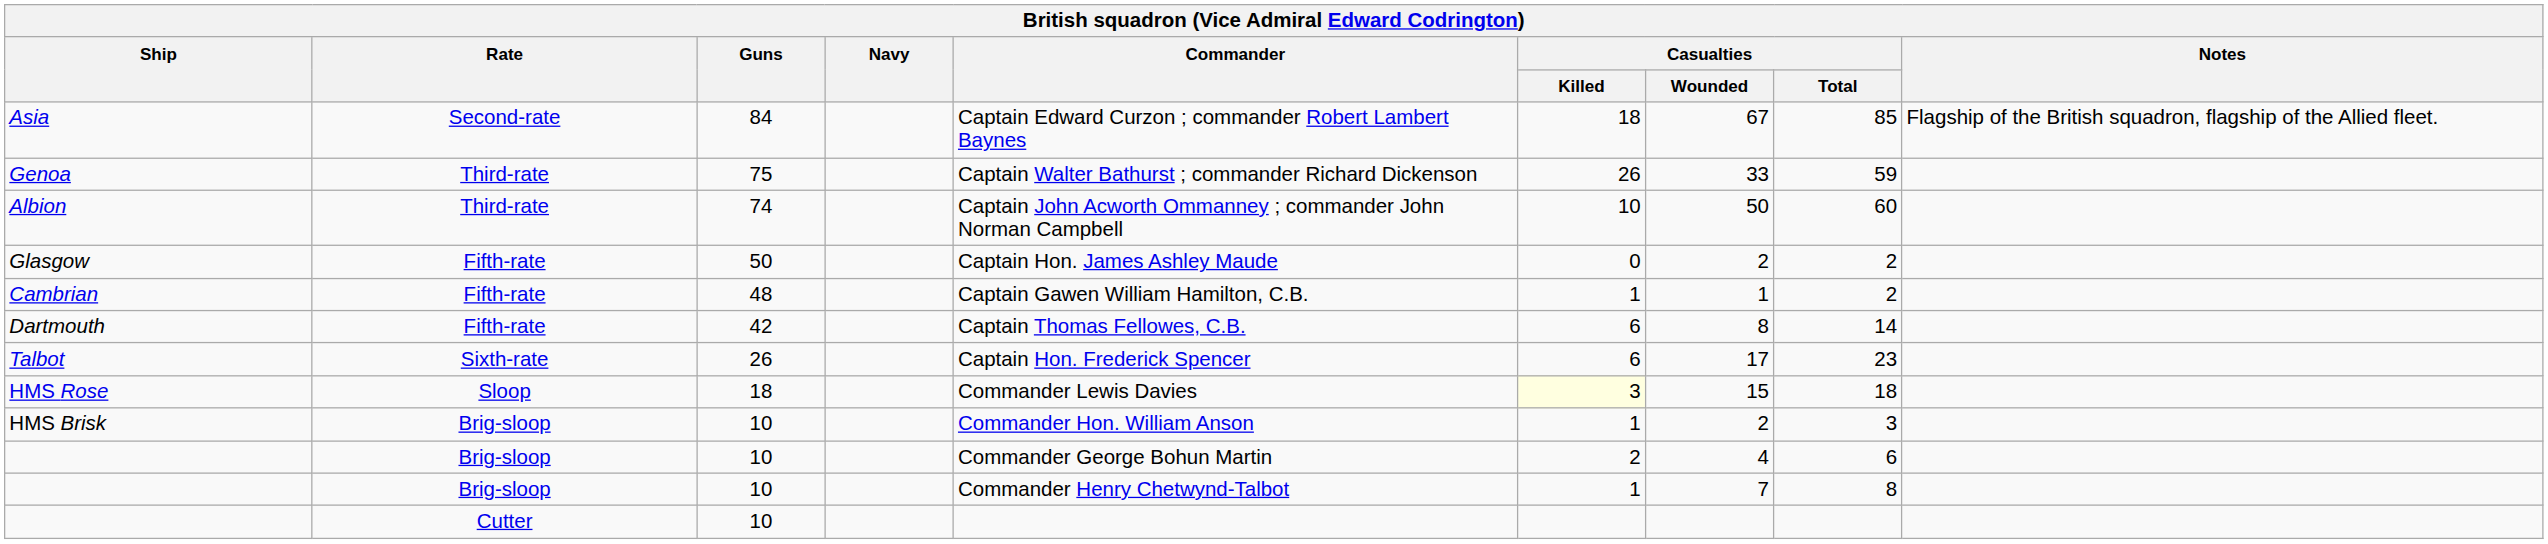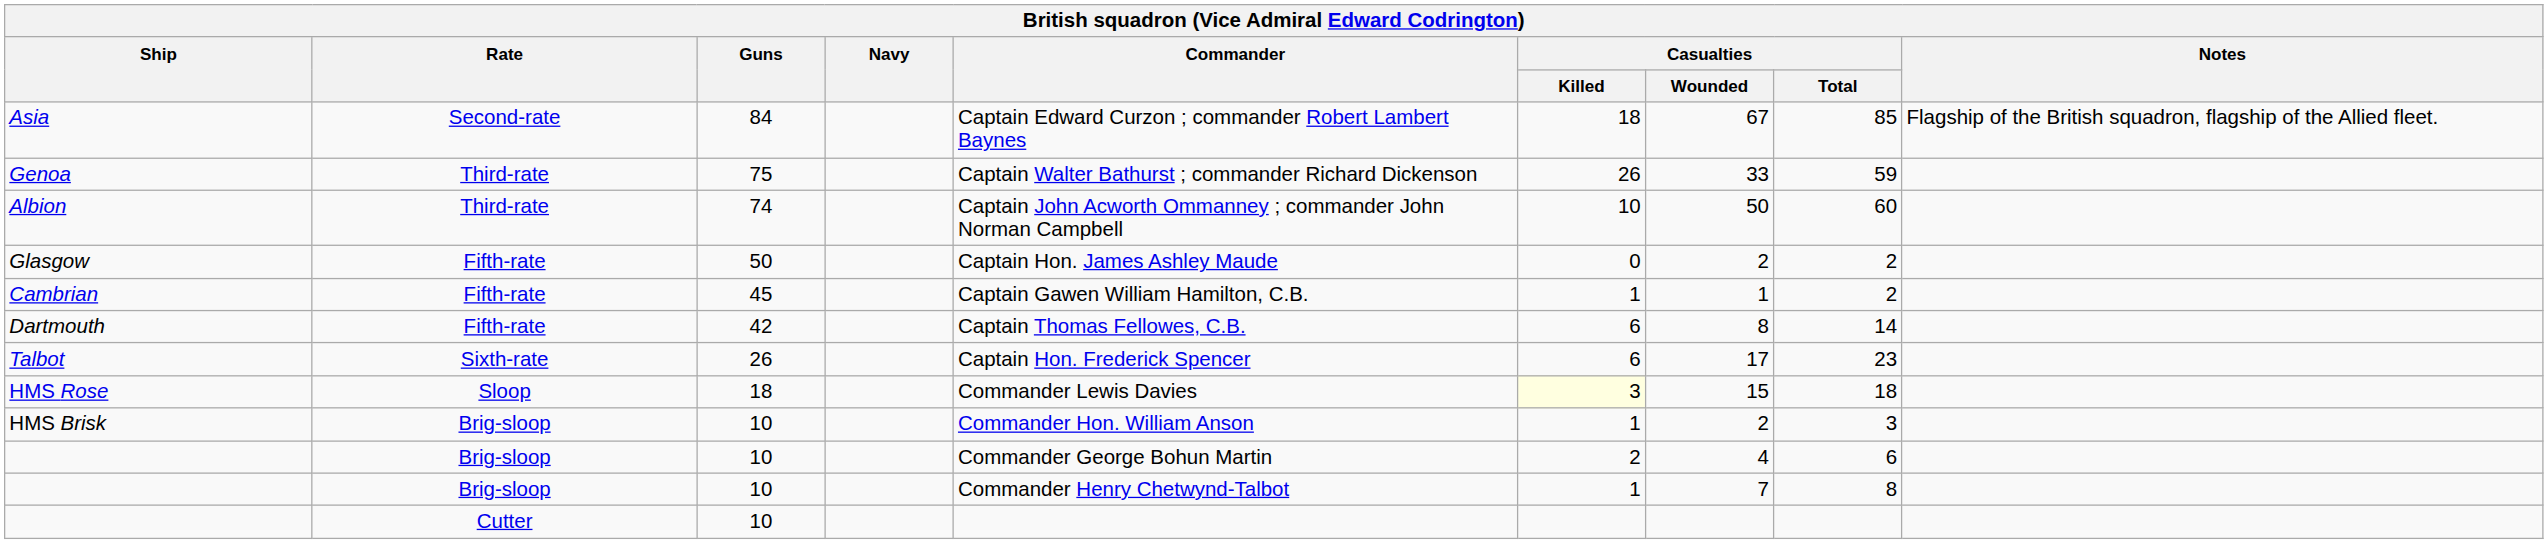(761, 294) 48 -> (761, 294) 45
